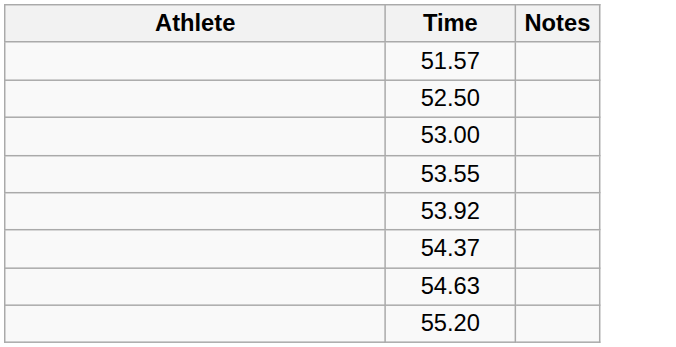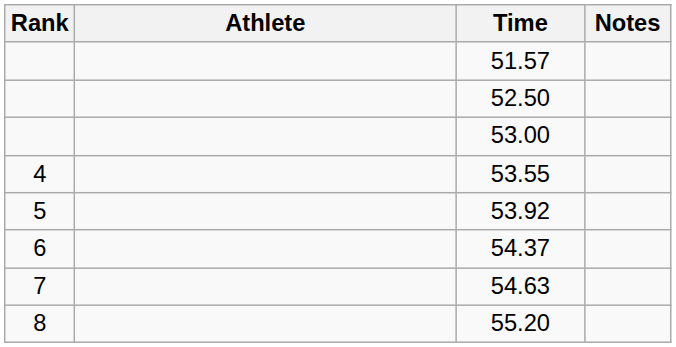+ column: (40, 23)
